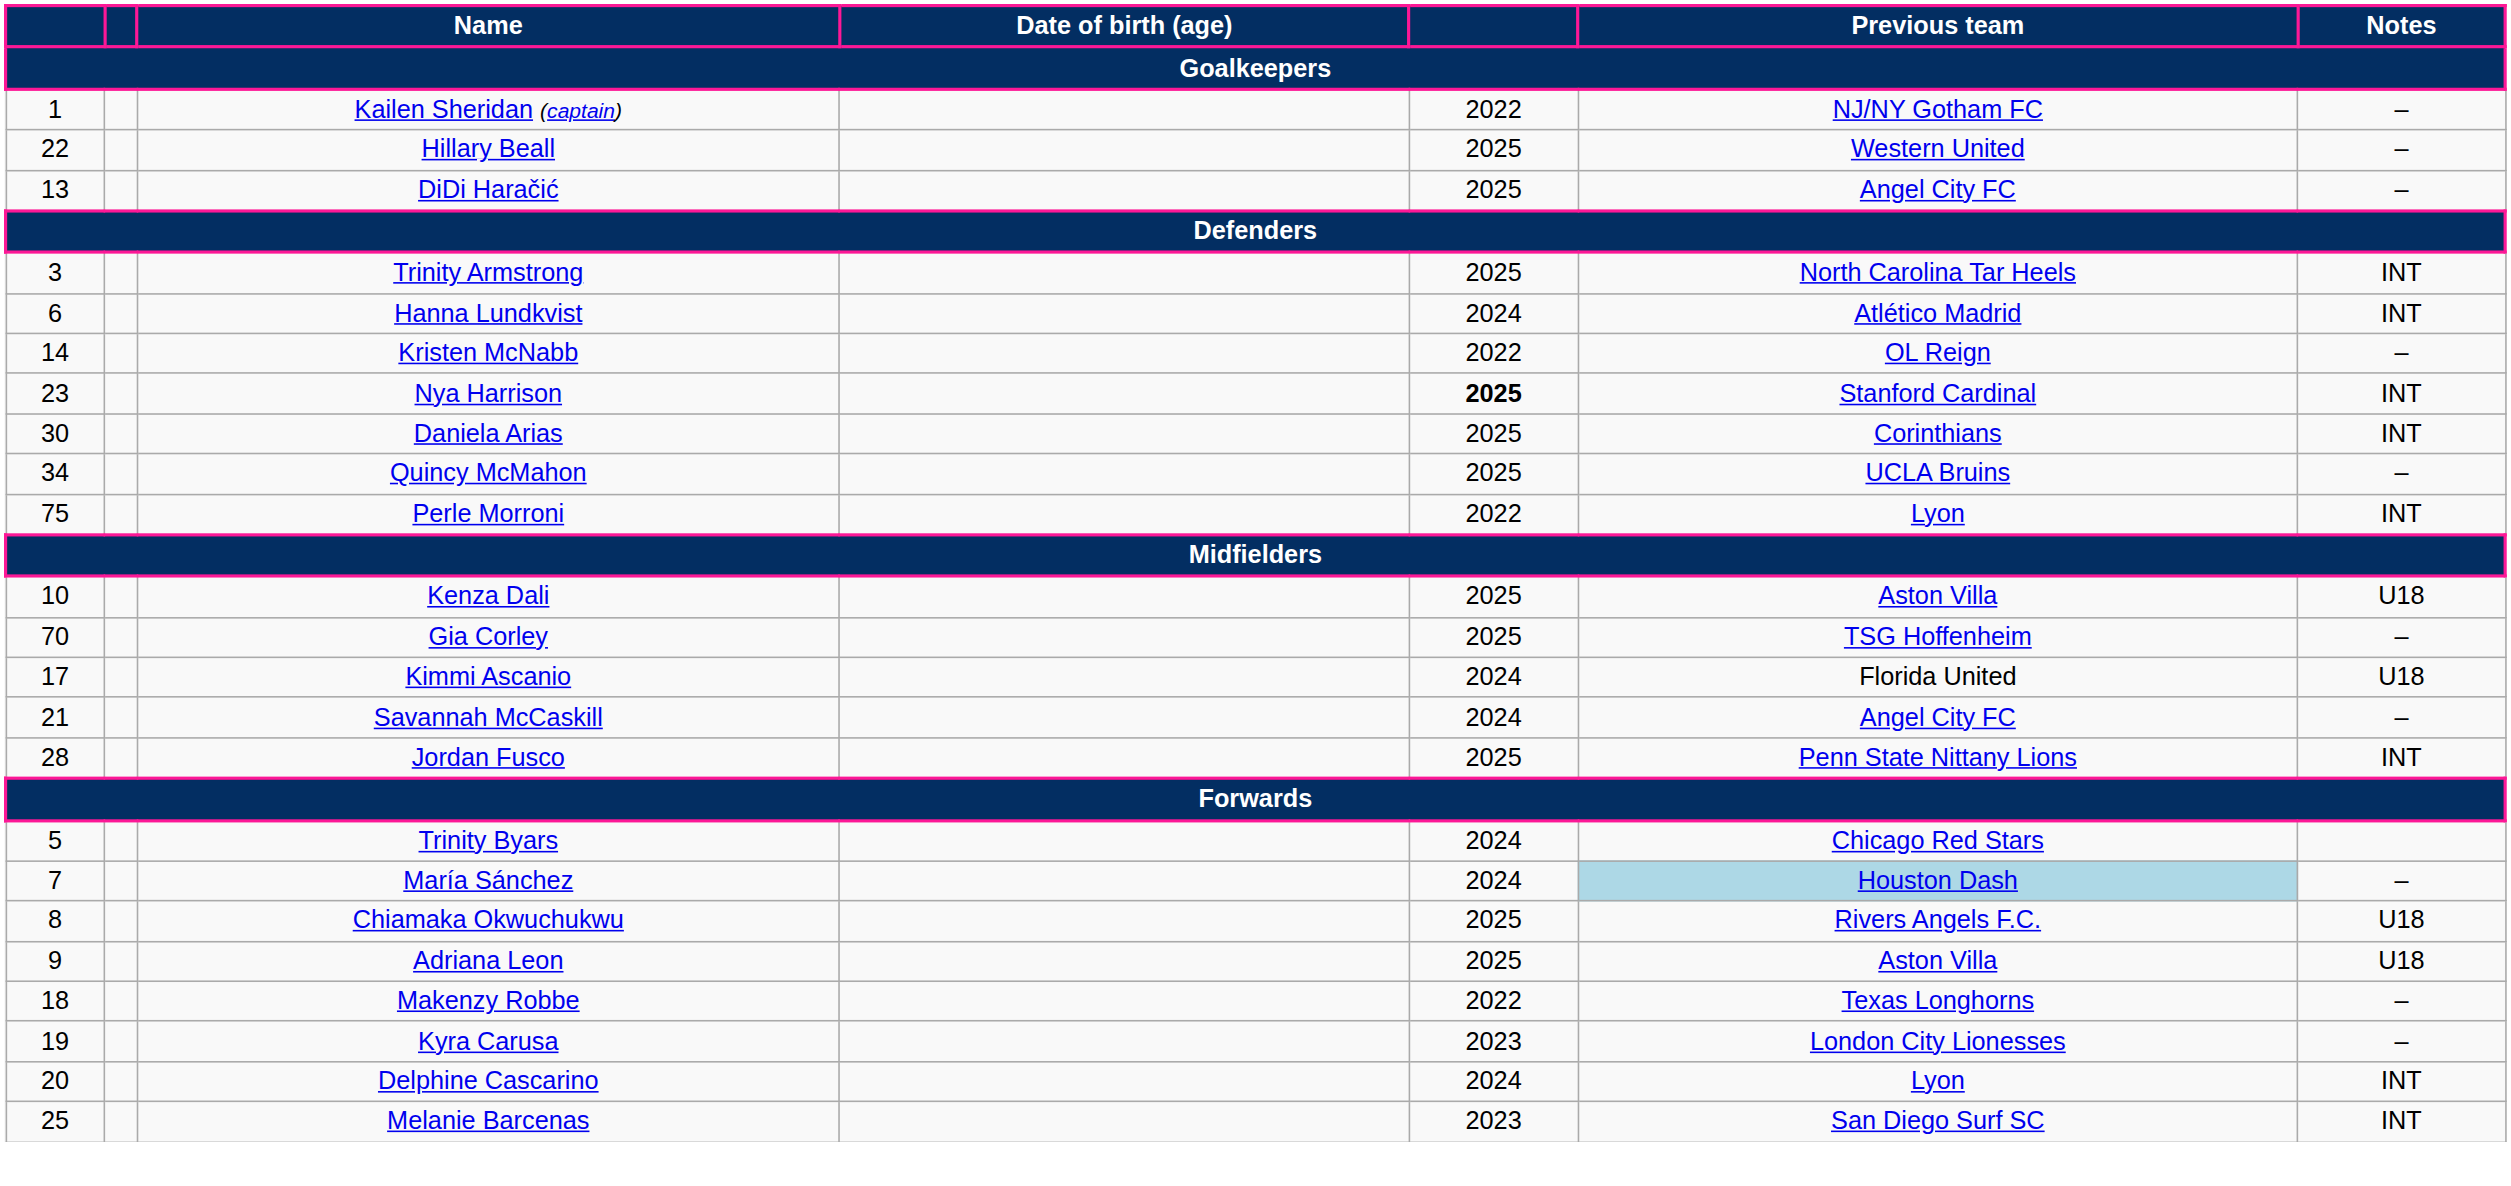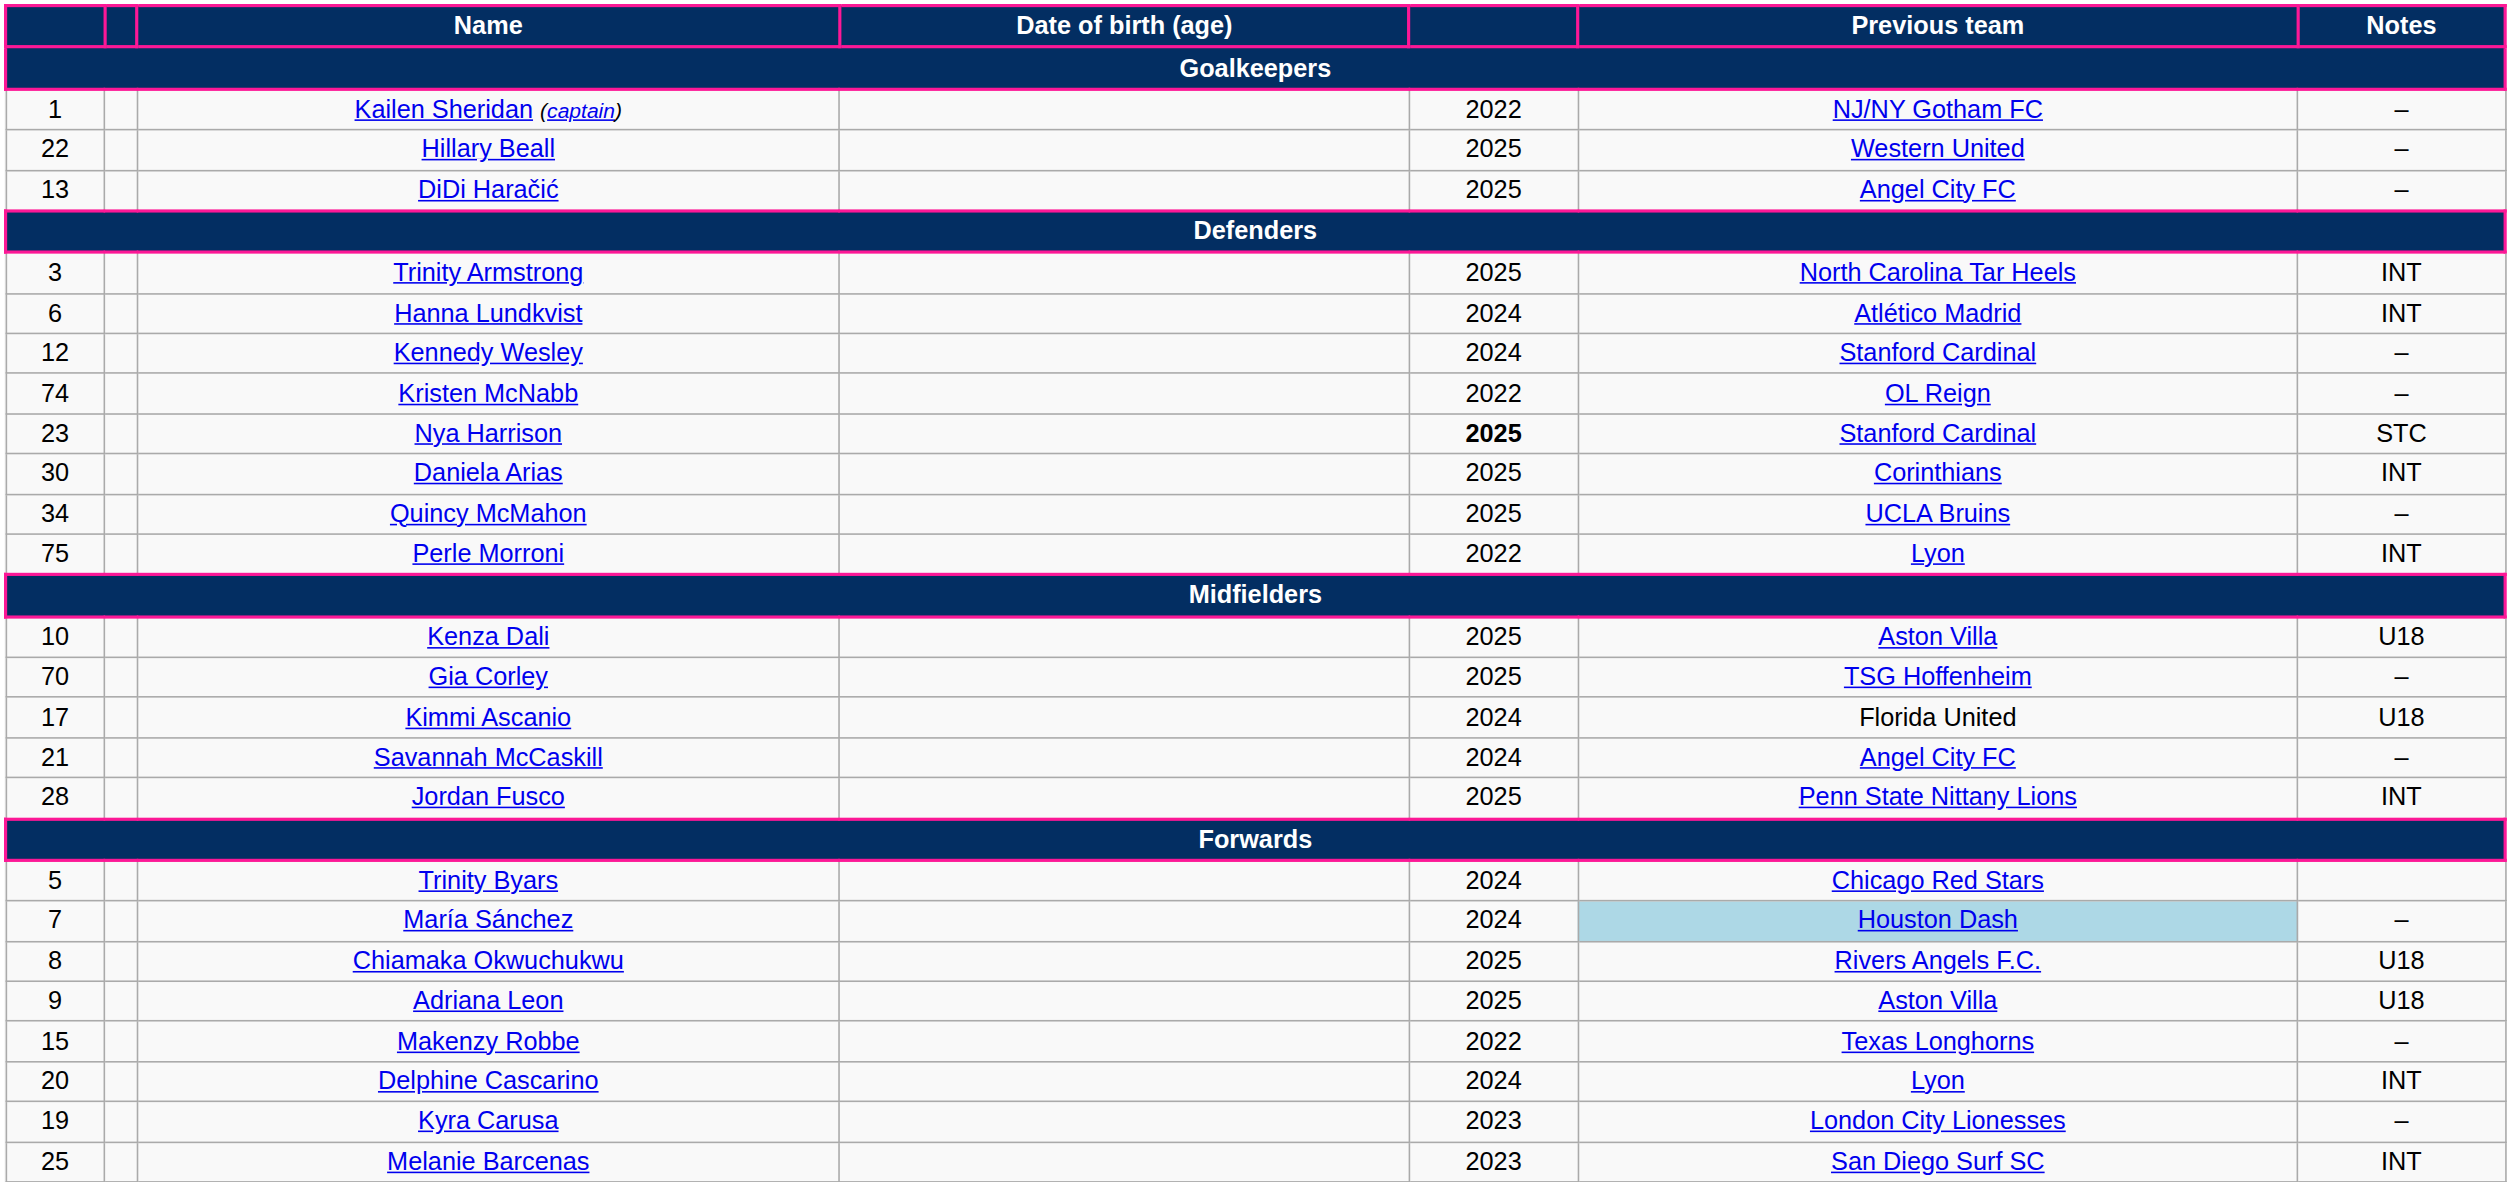+ row: (488, 353)
(55, 353) 14 -> (55, 393) 74
(2401, 393) INT -> (2401, 433) STC
(55, 1000) 18 -> (55, 1041) 15
rows swapped: (488, 1041) <-> (488, 1081)
